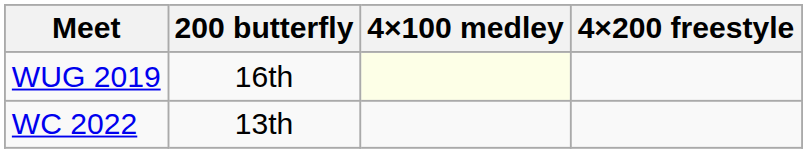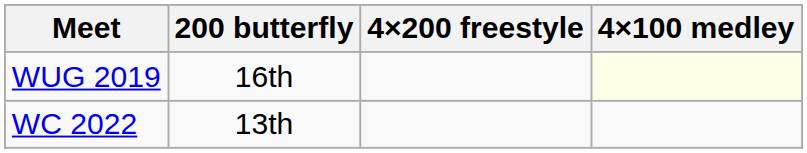columns swapped: (686, 28) <-> (466, 28)
